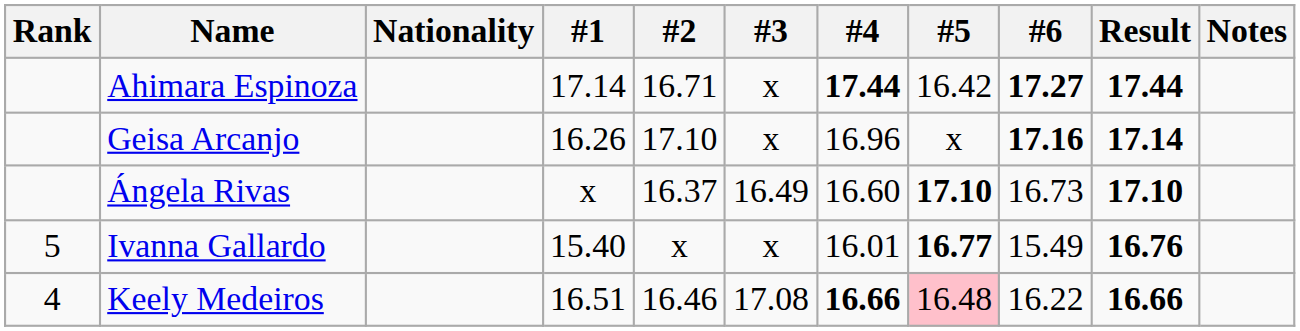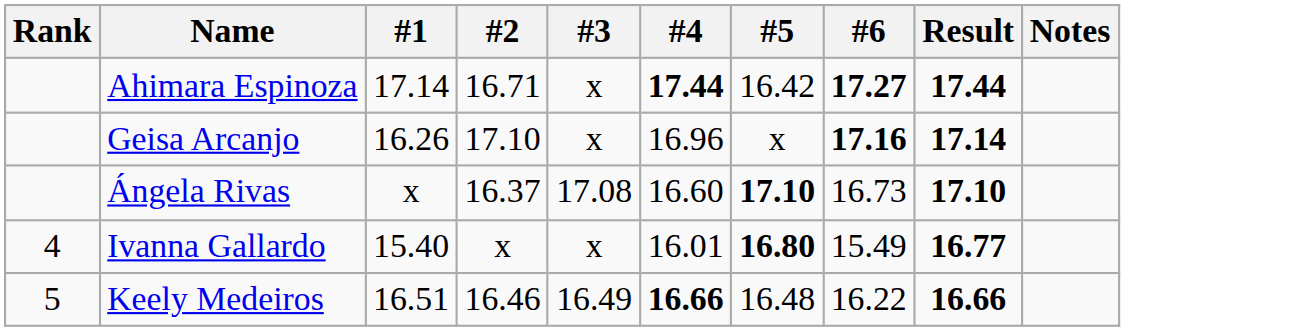- column: (454, 31)
(771, 191) 16.49 -> (594, 191) 17.08
(52, 245) 5 -> (52, 245) 4
(954, 245) 16.77 -> (777, 245) 16.80
(1145, 245) 16.76 -> (968, 245) 16.77
(52, 298) 4 -> (52, 298) 5
(771, 298) 17.08 -> (594, 298) 16.49
(954, 298) pink background -> (777, 298) no background
